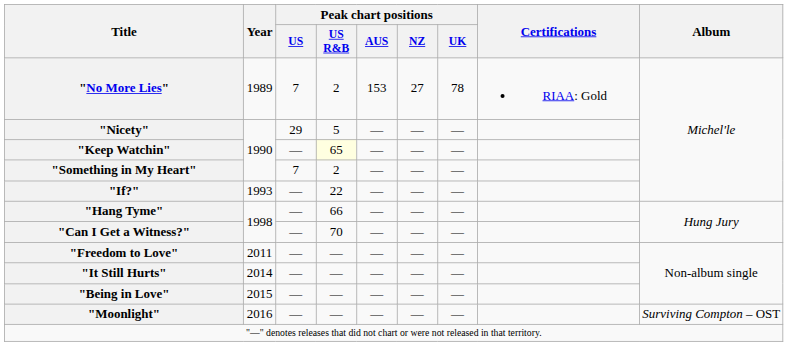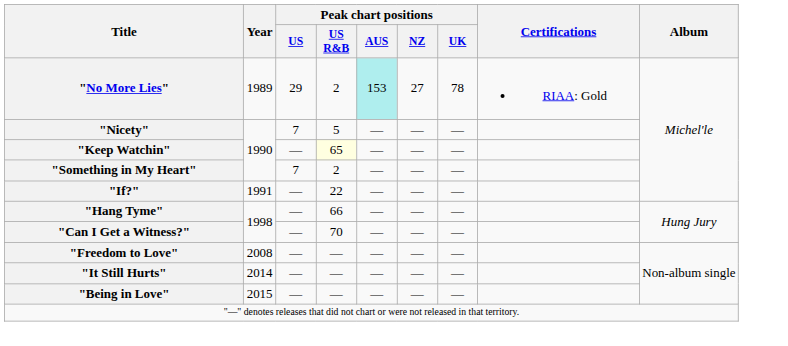(296, 88) 7 -> (296, 88) 29
(377, 88) no background -> (377, 88) paleturquoise background
(296, 129) 29 -> (296, 129) 7
(260, 191) 1993 -> (260, 191) 1991
(260, 252) 2011 -> (260, 252) 2008
- row: (124, 314)
